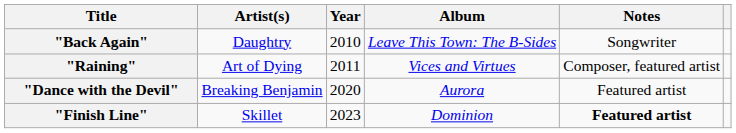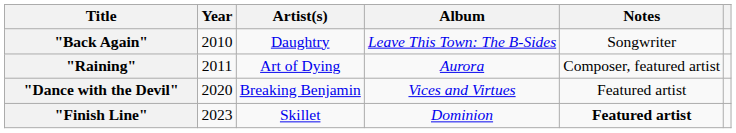columns swapped: (345, 16) <-> (262, 16)
(462, 66) Vices and Virtues -> (462, 66) Aurora
(462, 90) Aurora -> (462, 90) Vices and Virtues
